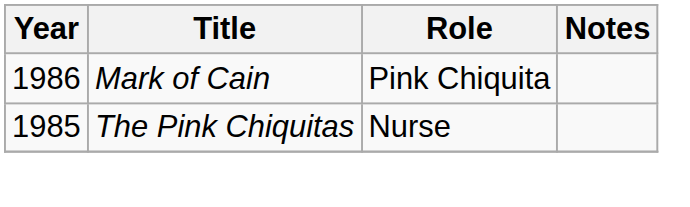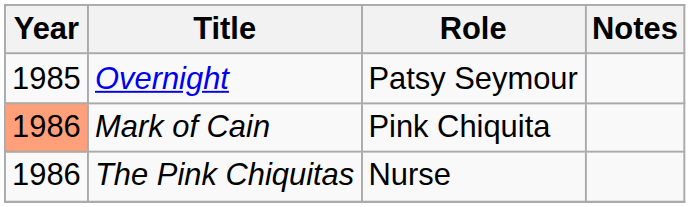+ row: (162, 77)
(46, 77) no background -> (46, 126) lightsalmon background
(46, 126) 1985 -> (46, 175) 1986
